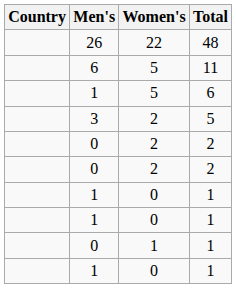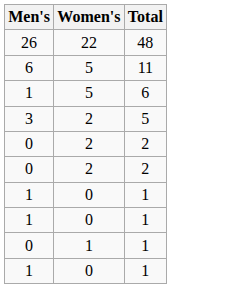- column: (37, 17)
